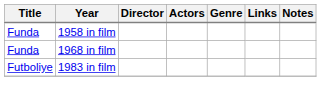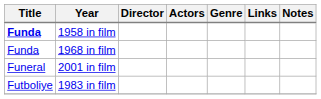(23, 32) normal -> (24, 32) bold
+ row: (87, 67)
